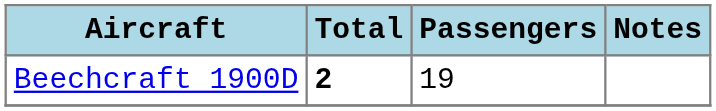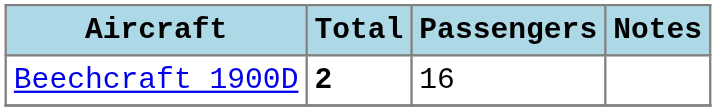(437, 80) 19 -> (437, 80) 16
